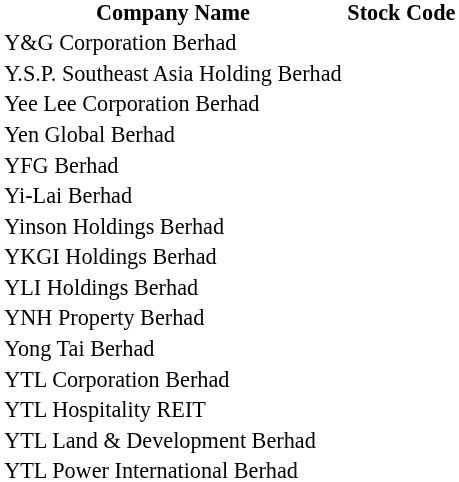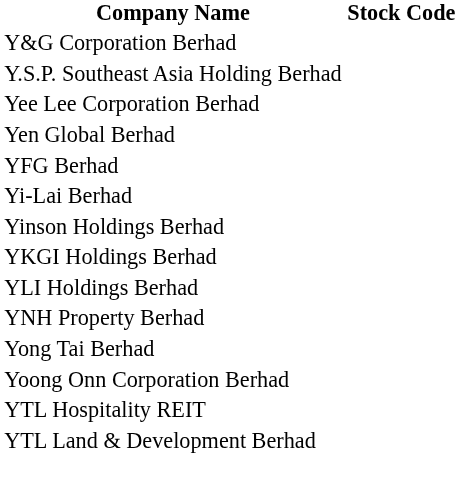+ row: (147, 379)
- row: (117, 379)
- row: (151, 471)
